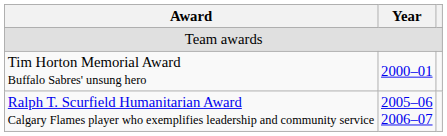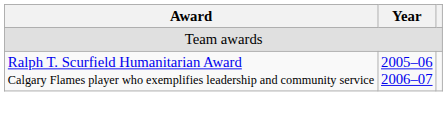- row: (94, 71)
